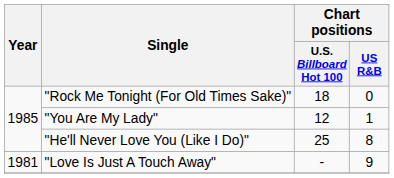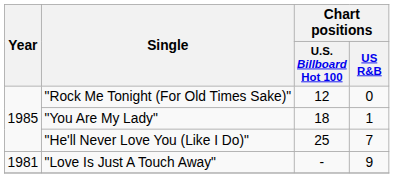(322, 96) 18 -> (322, 96) 12
(322, 118) 12 -> (322, 118) 18
(369, 140) 8 -> (369, 140) 7
